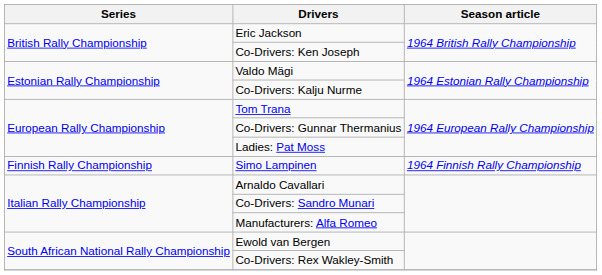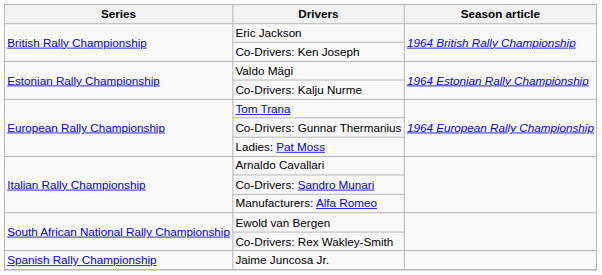- row: (276, 165)
+ row: (282, 260)
